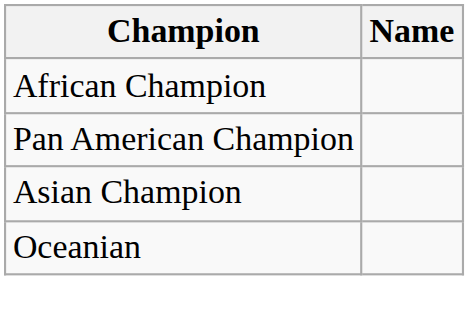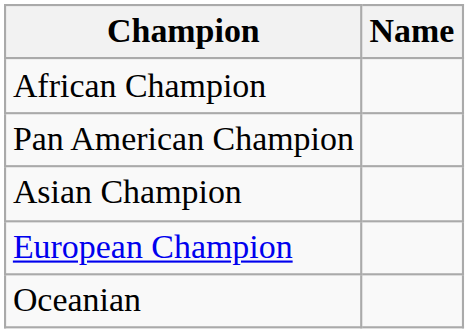+ row: (153, 246)
